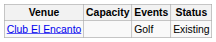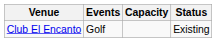columns swapped: (151, 12) <-> (108, 12)
